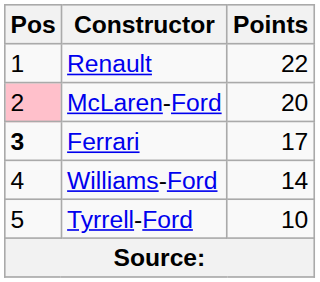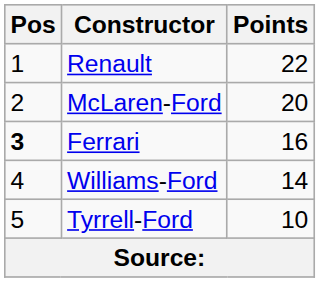(17, 102) pink background -> (17, 102) no background
(295, 141) 17 -> (295, 141) 16
